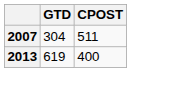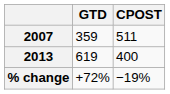(54, 36) 304 -> (87, 36) 359
+ row: (38, 78)
